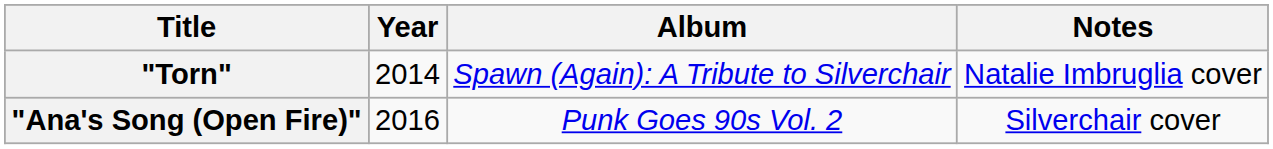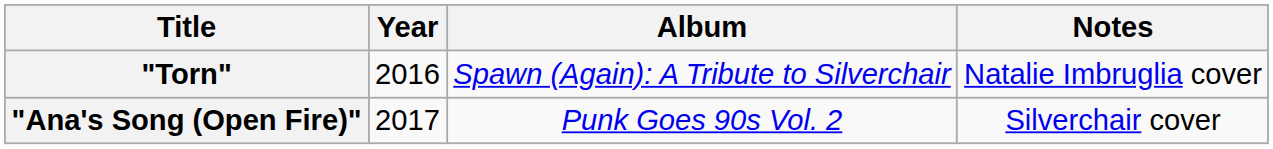(407, 73) 2014 -> (407, 73) 2016
(407, 119) 2016 -> (407, 119) 2017
